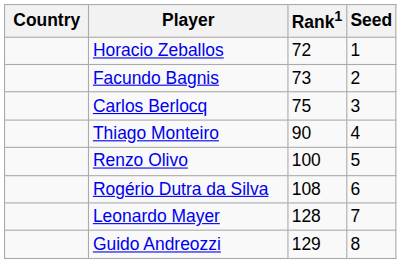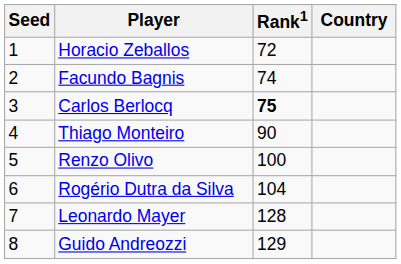columns swapped: (47, 20) <-> (371, 20)
(301, 78) 73 -> (267, 78) 74
(301, 106) normal -> (267, 106) bold
(306, 188) 108 -> (272, 188) 104
